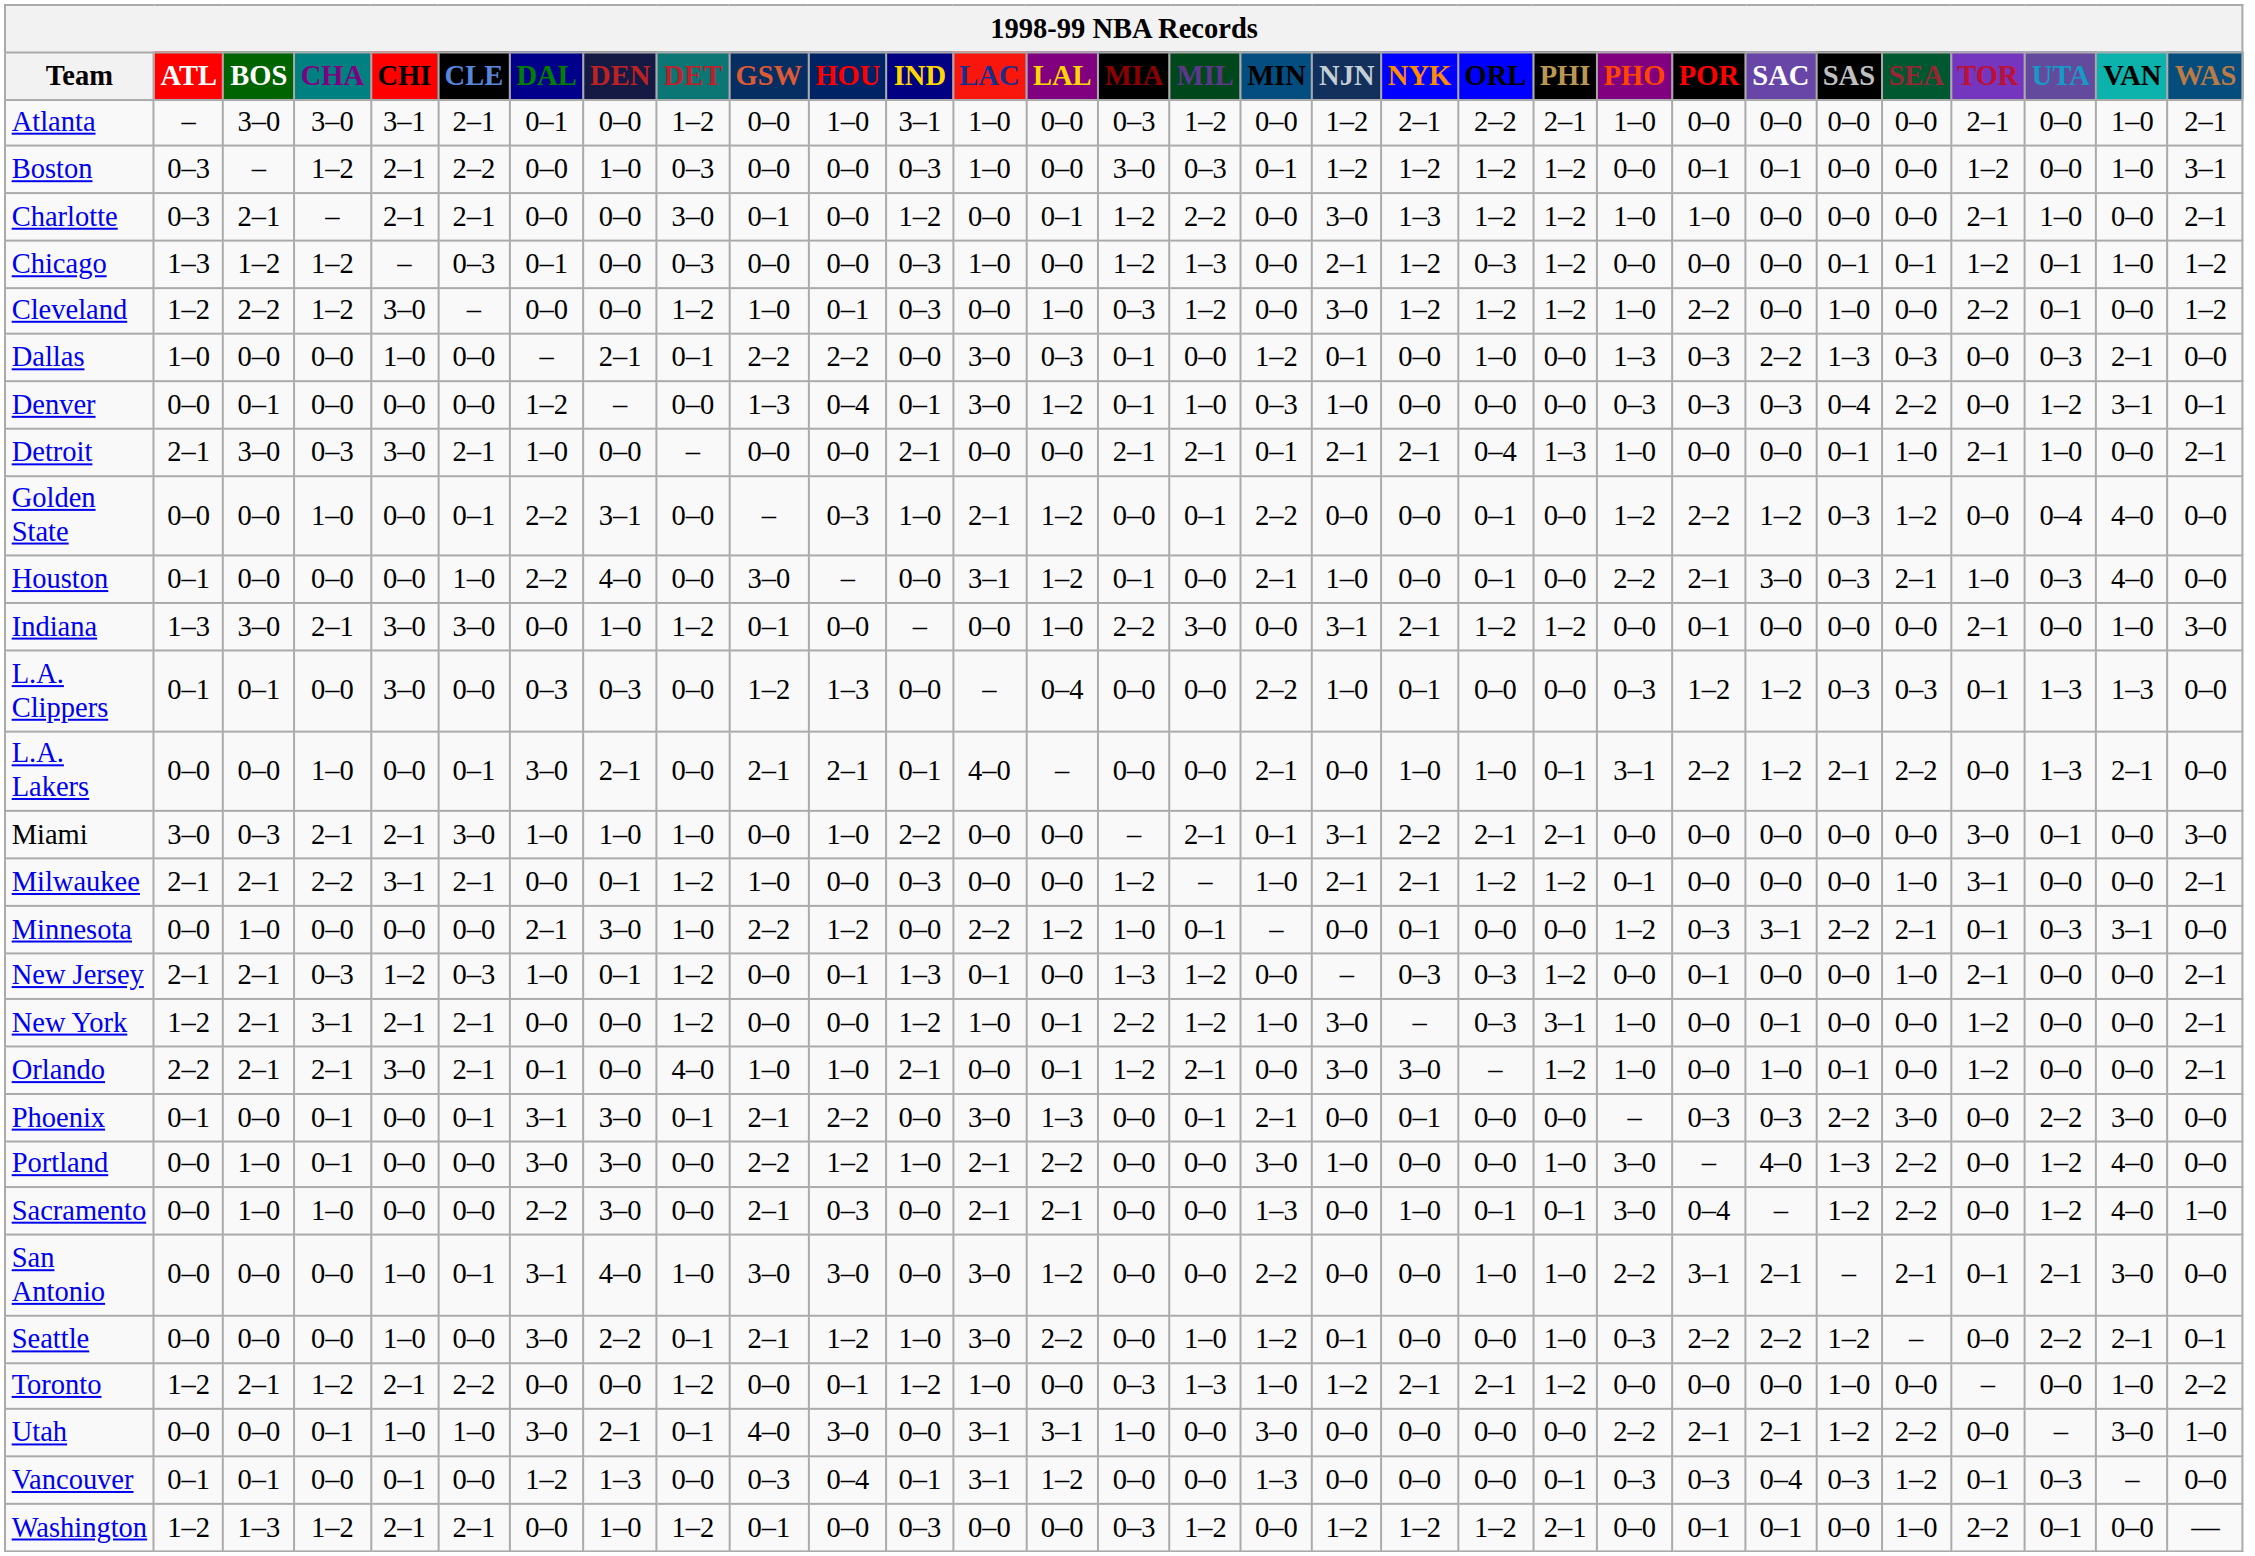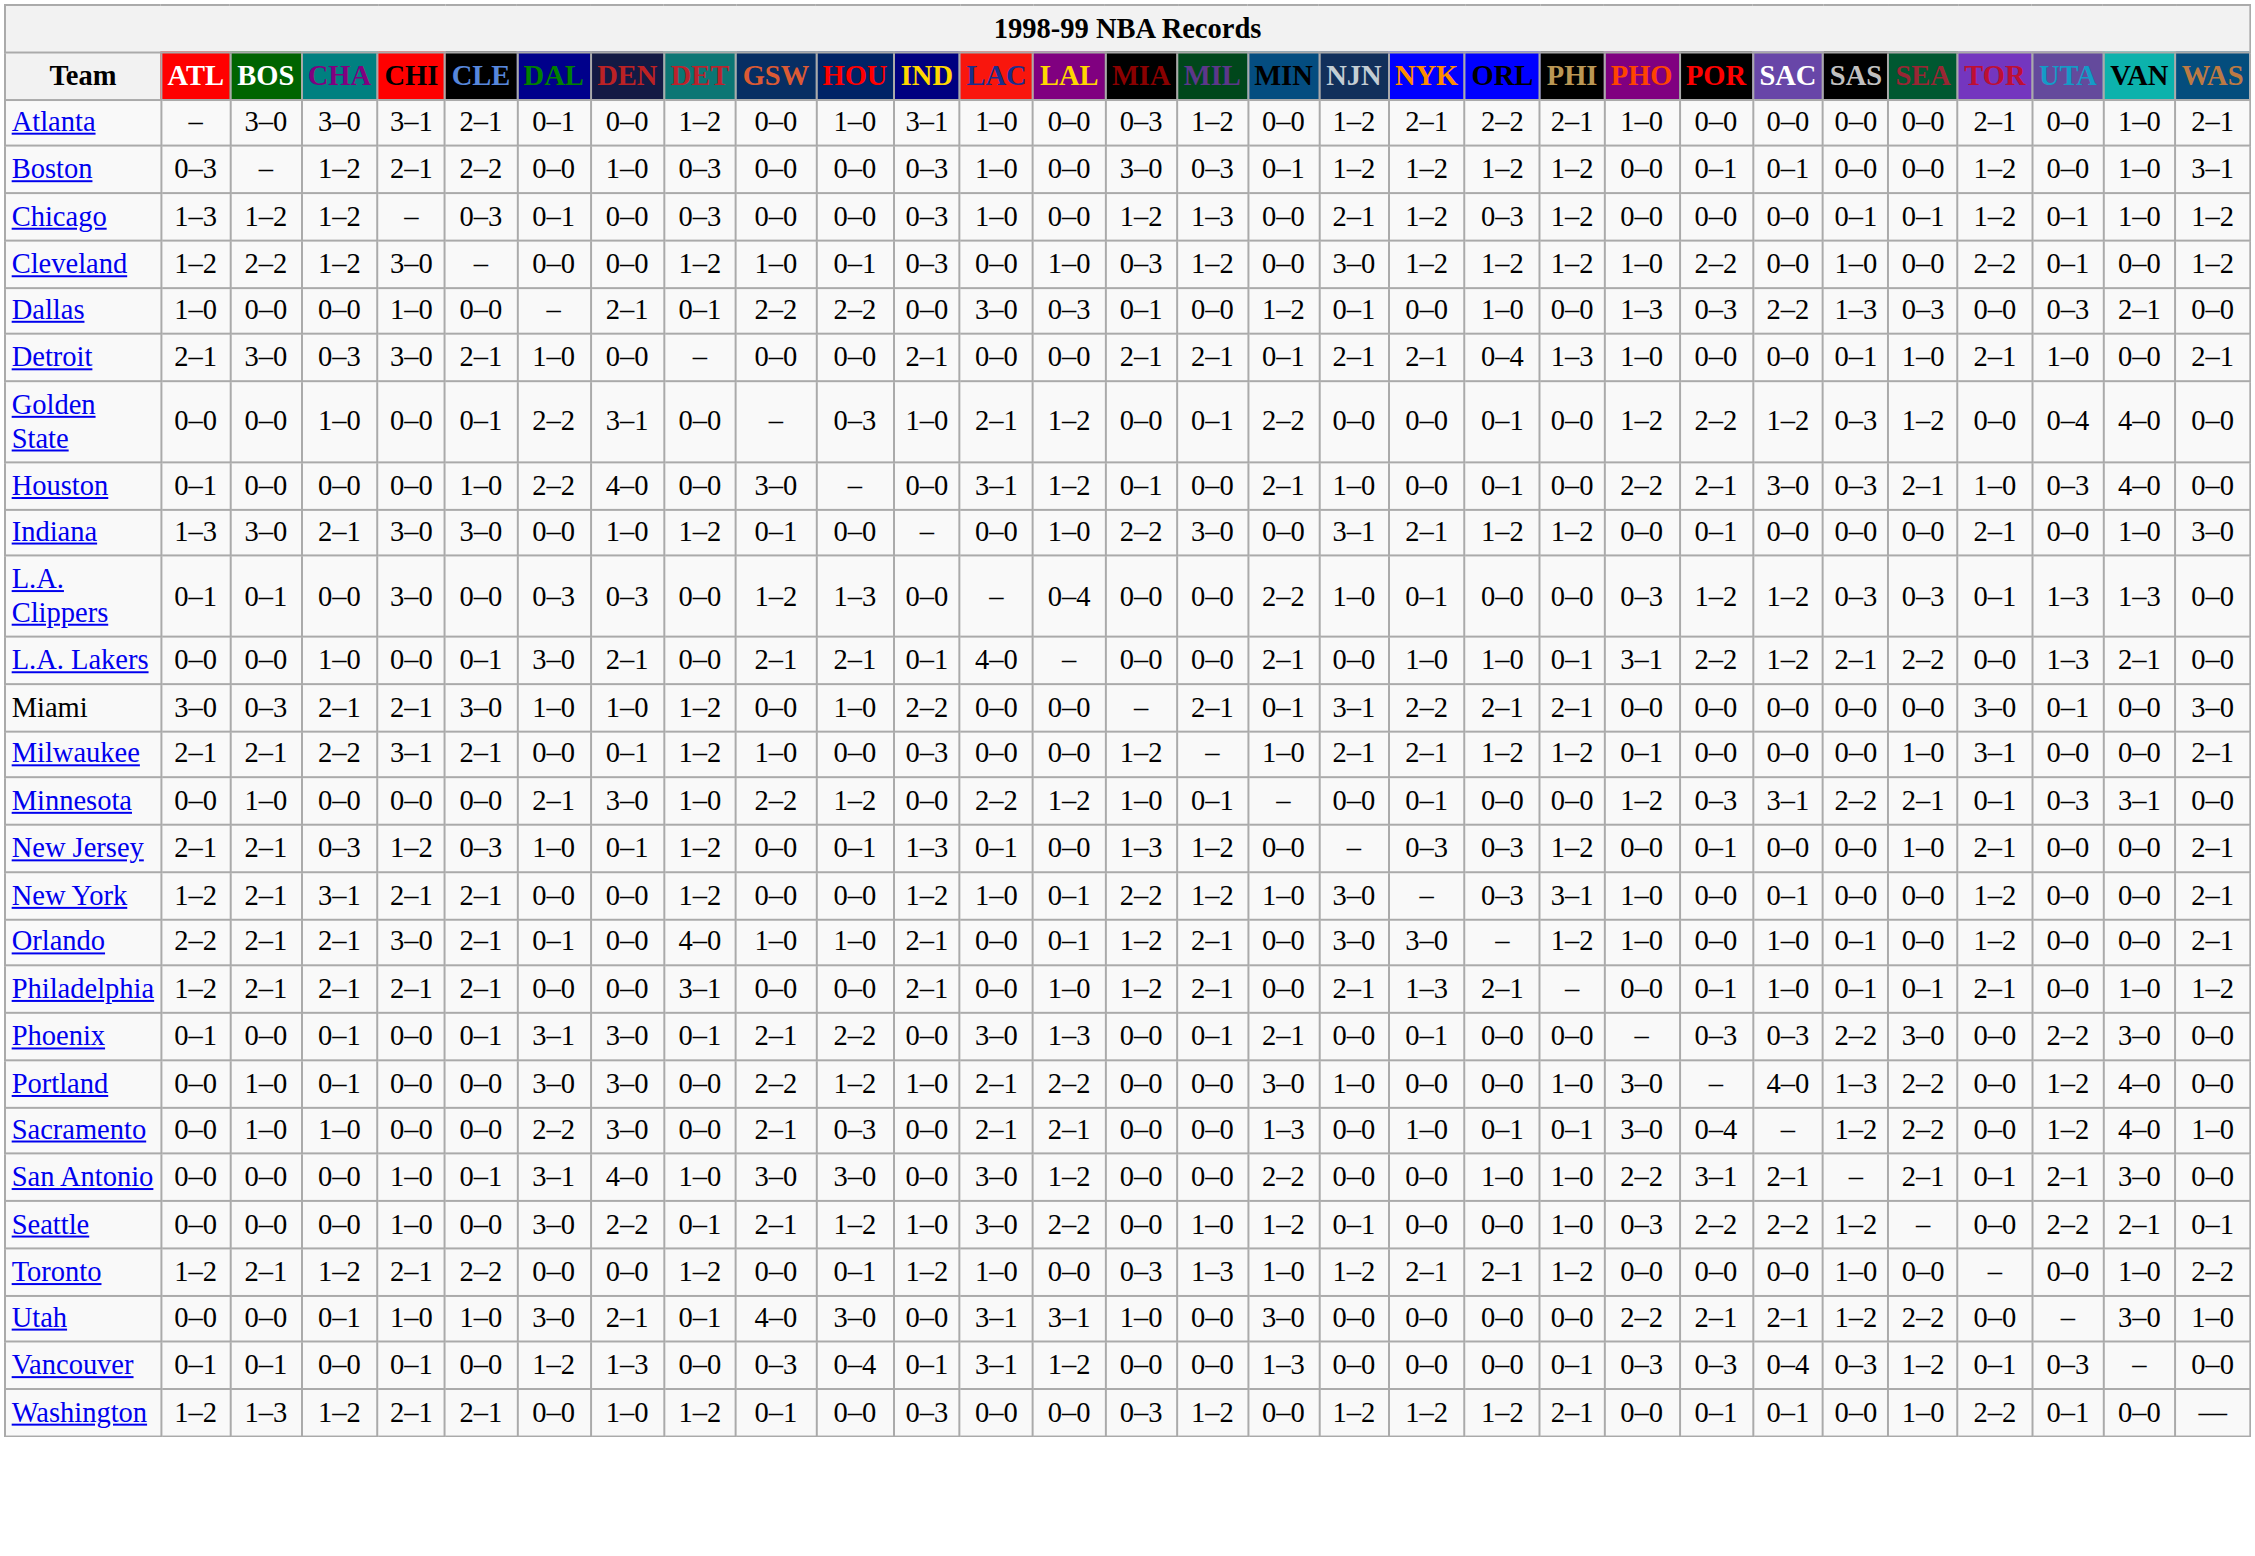- row: (65, 216)
- row: (54, 404)
(693, 834) 1–0 -> (700, 707) 1–2
+ row: (83, 989)
